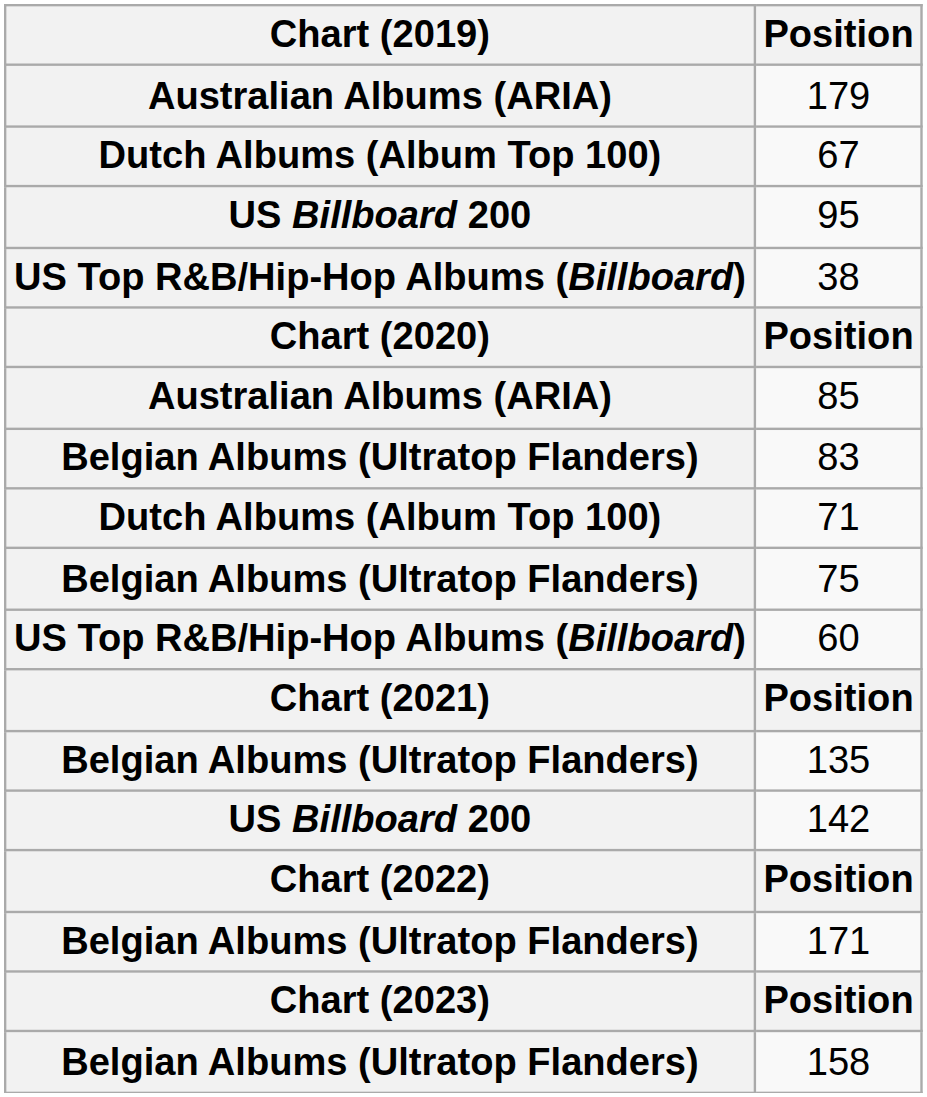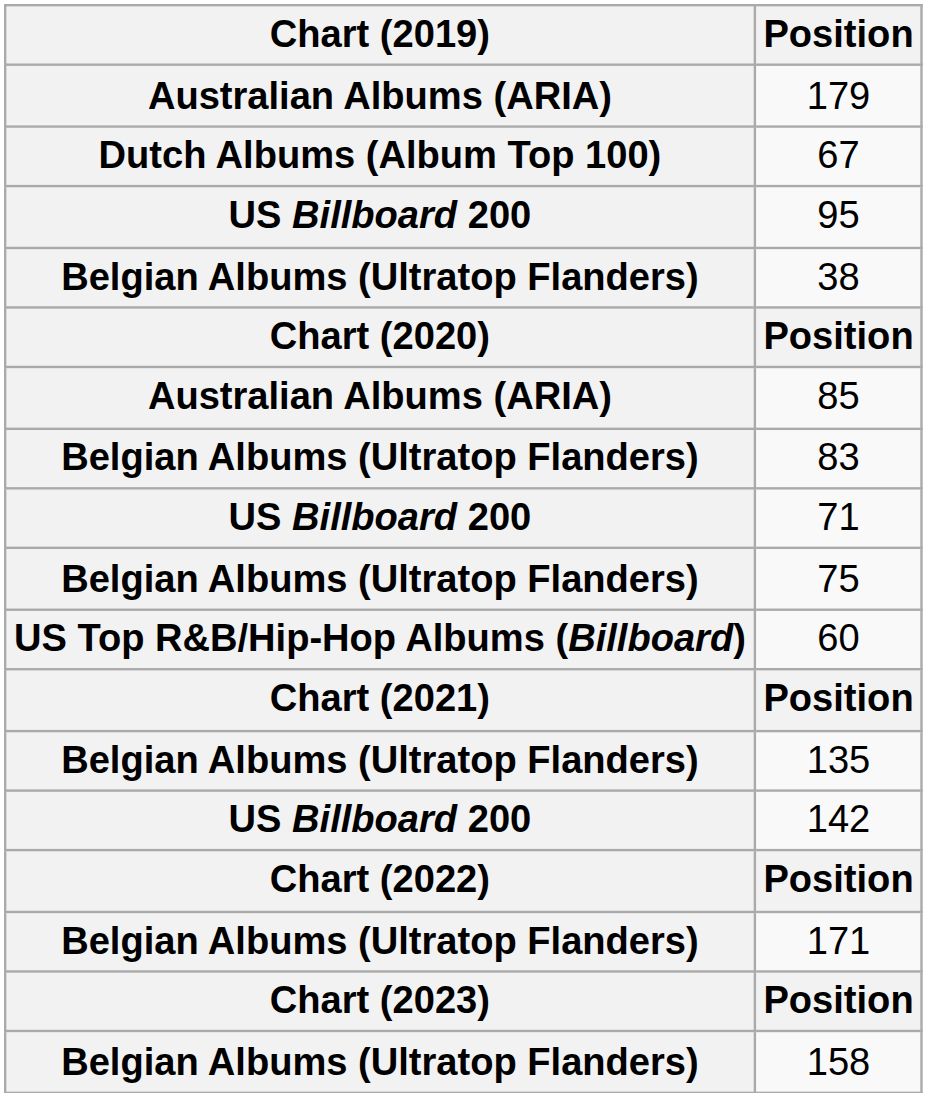(380, 276) US Top R&B/Hip-Hop Albums (Billboard) -> (380, 276) Belgian Albums (Ultratop Flanders)
(380, 517) Dutch Albums (Album Top 100) -> (380, 517) US Billboard 200
